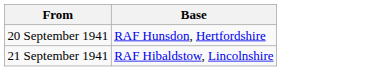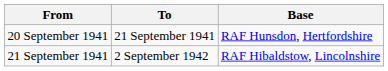+ column: (165, 14)
